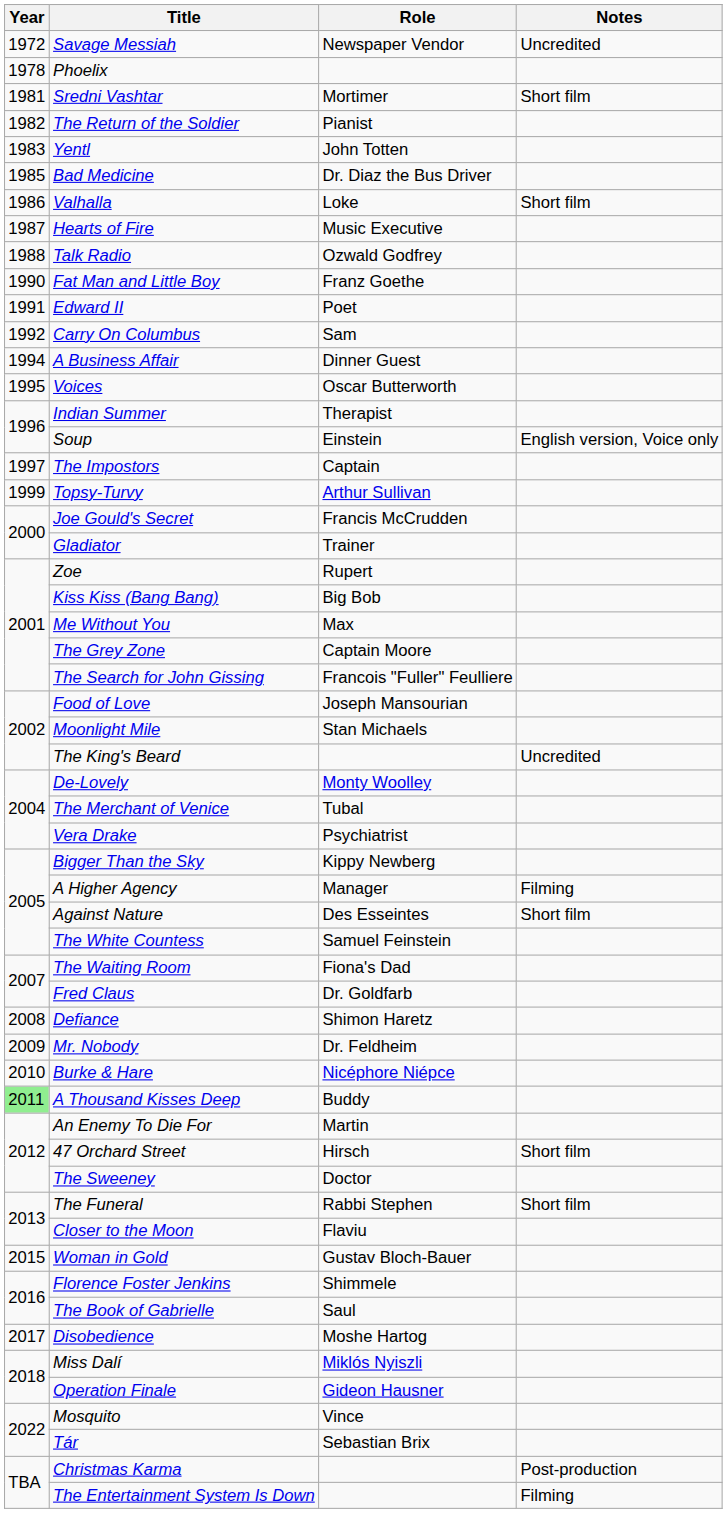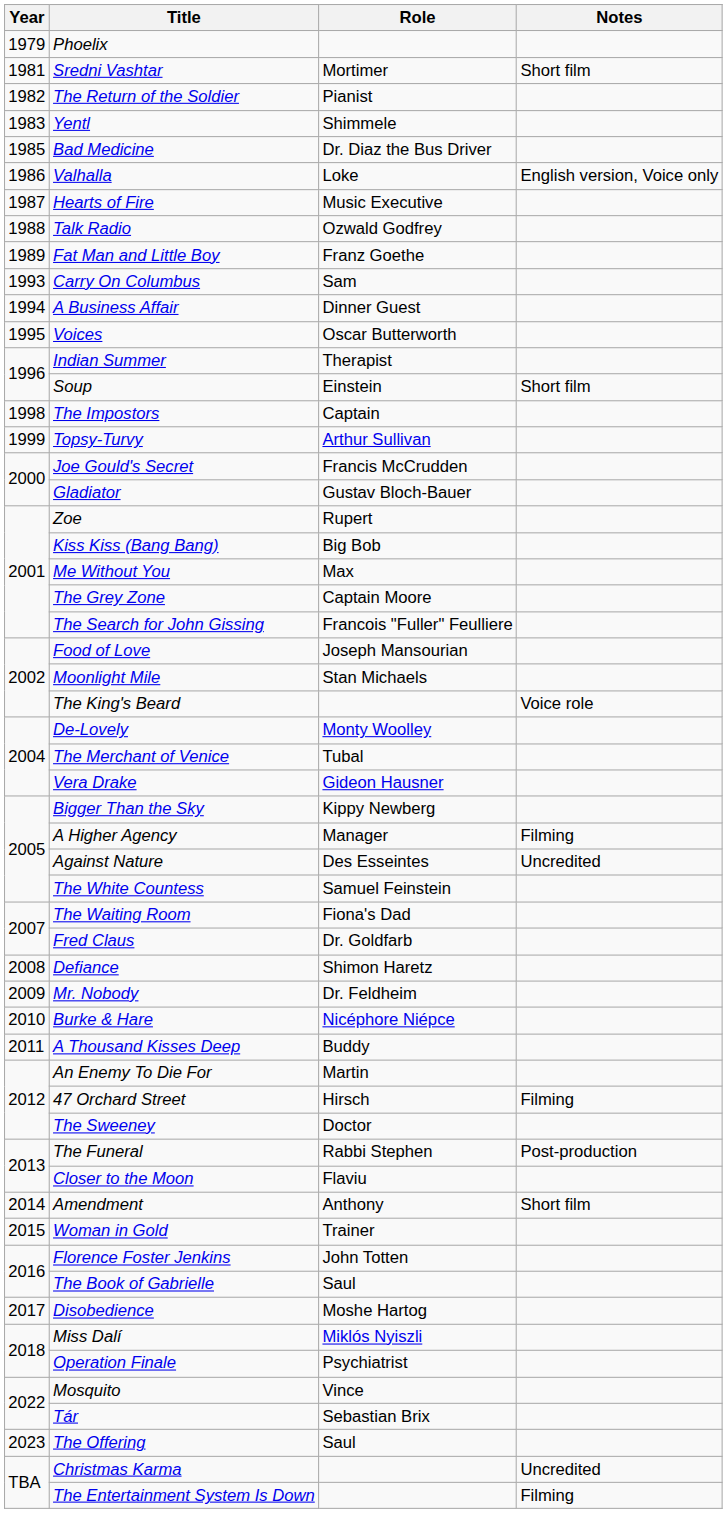- row: (115, 44)
(27, 70) 1978 -> (27, 44) 1979
(365, 149) John Totten -> (359, 123) Shimmele
(556, 202) Short film -> (619, 176) English version, Voice only
(27, 281) 1990 -> (27, 255) 1989
- row: (88, 307)
(27, 334) 1992 -> (27, 281) 1993
(619, 439) English version, Voice only -> (556, 387) Short film
(27, 466) 1997 -> (27, 413) 1998
(348, 545) Trainer -> (397, 492) Gustav Bloch-Bauer
(561, 756) Uncredited -> (557, 703) Voice role
(365, 835) Psychiatrist -> (383, 783) Gideon Hausner
(556, 914) Short film -> (561, 862) Uncredited
(26, 1099) lightgreen background -> (26, 1046) no background
(556, 1152) Short film -> (547, 1099) Filming
(556, 1205) Short film -> (579, 1152) Post-production
+ row: (98, 1205)
(397, 1258) Gustav Bloch-Bauer -> (348, 1231) Trainer
(359, 1284) Shimmele -> (365, 1258) John Totten
(383, 1389) Gideon Hausner -> (365, 1363) Psychiatrist
+ row: (99, 1442)
(579, 1469) Post-production -> (561, 1469) Uncredited
